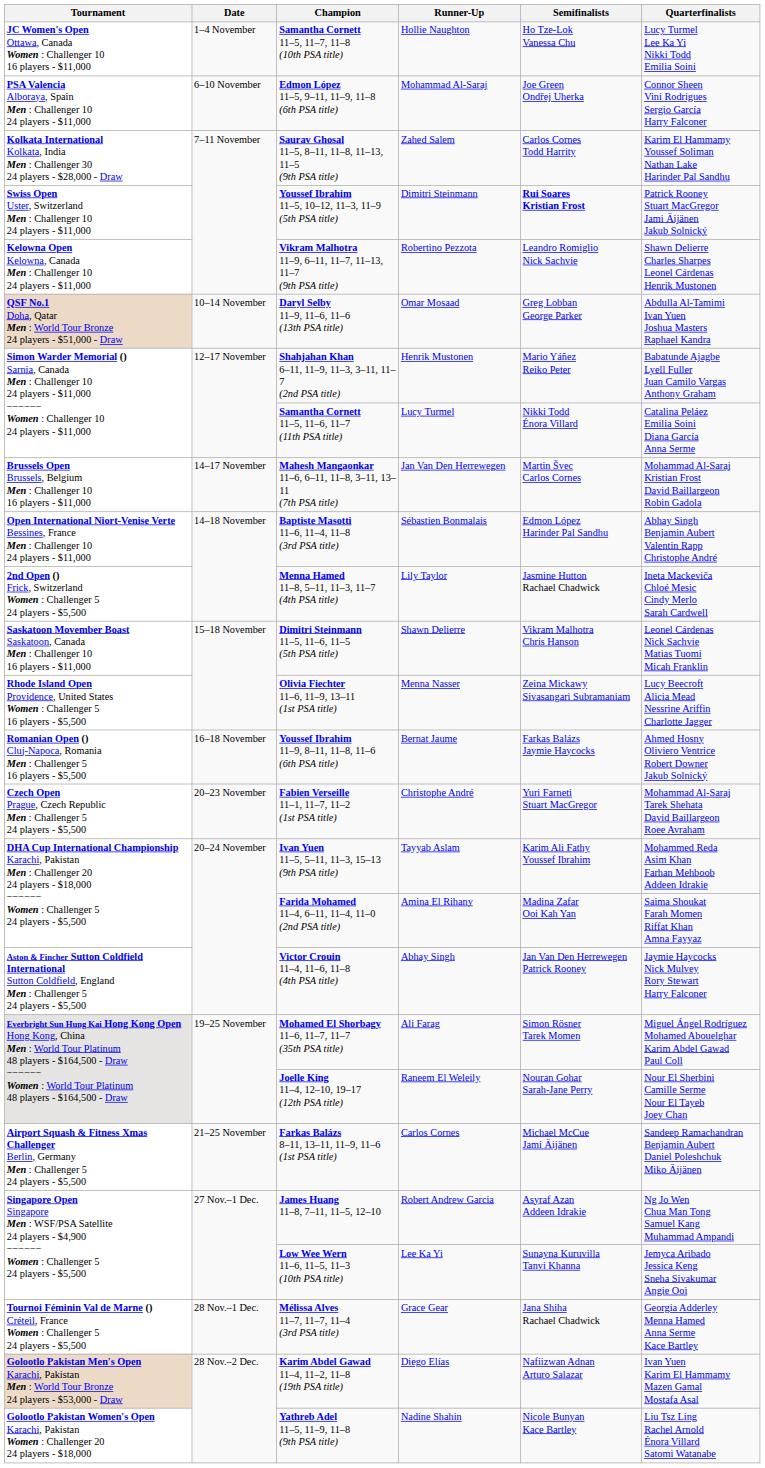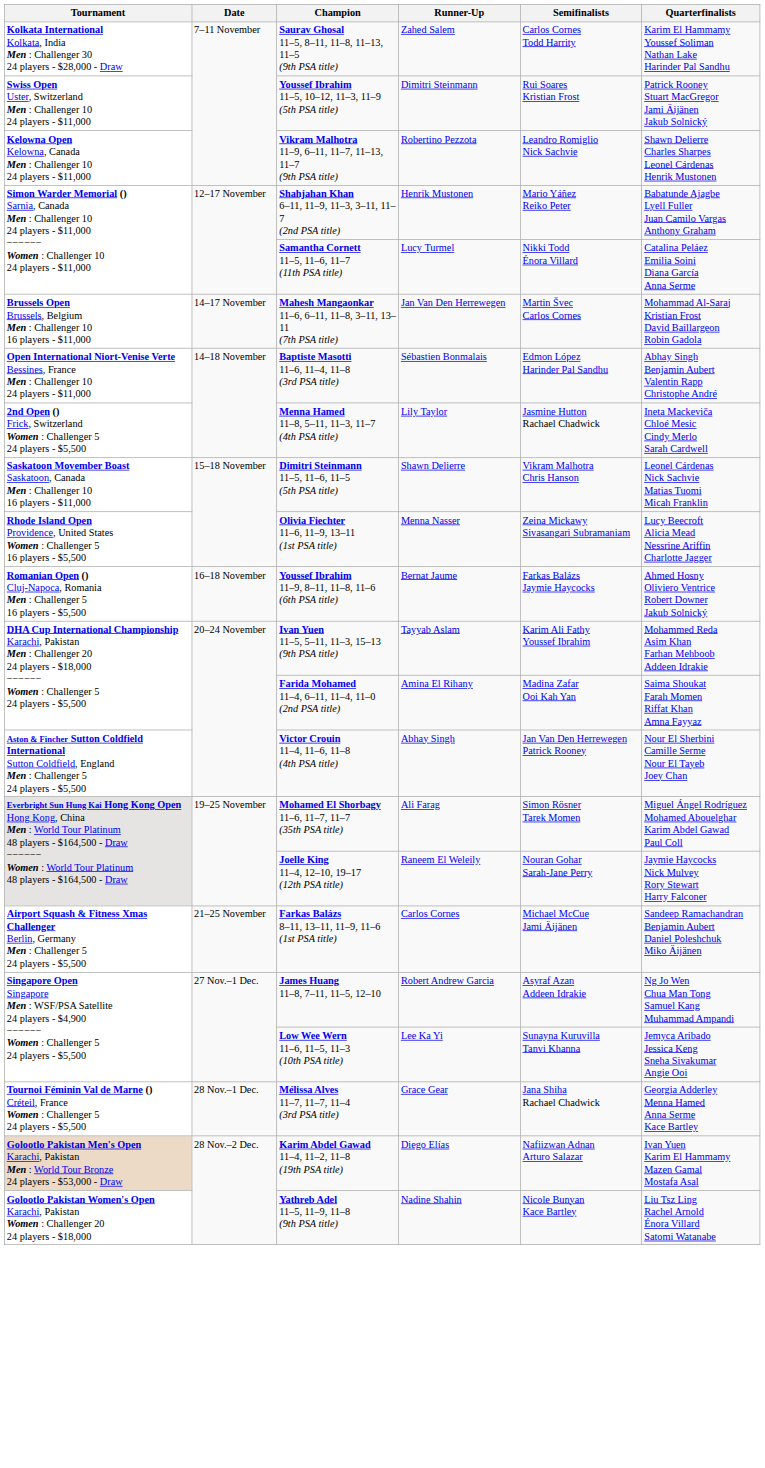- row: (320, 42)
- row: (327, 97)
(554, 200) bold -> (551, 91) normal
- row: (315, 315)
- row: (315, 805)
(680, 975) Jaymie Haycocks Nick Mulvey Rory Stewart Harry Falconer -> (679, 757) Nour El Sherbini Camille Serme Nour El Tayeb Joey Chan
(679, 1096) Nour El Sherbini Camille Serme Nour El Tayeb Joey Chan -> (680, 878) Jaymie Haycocks Nick Mulvey Rory Stewart Harry Falconer
